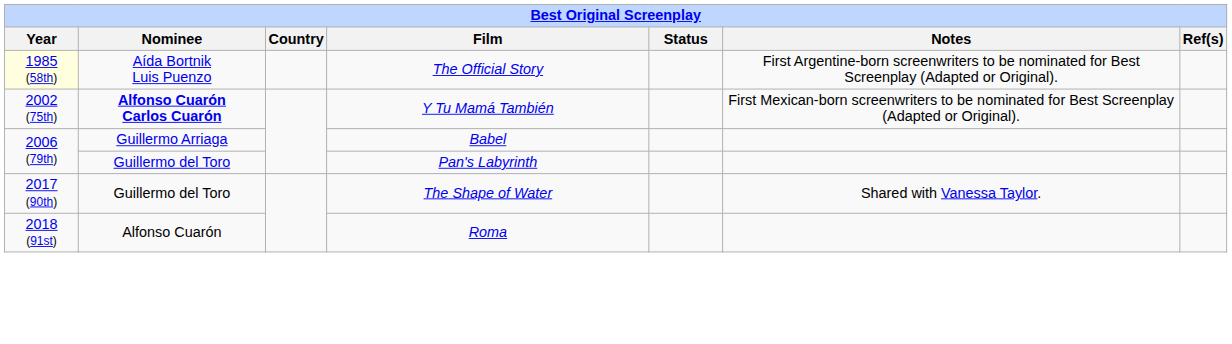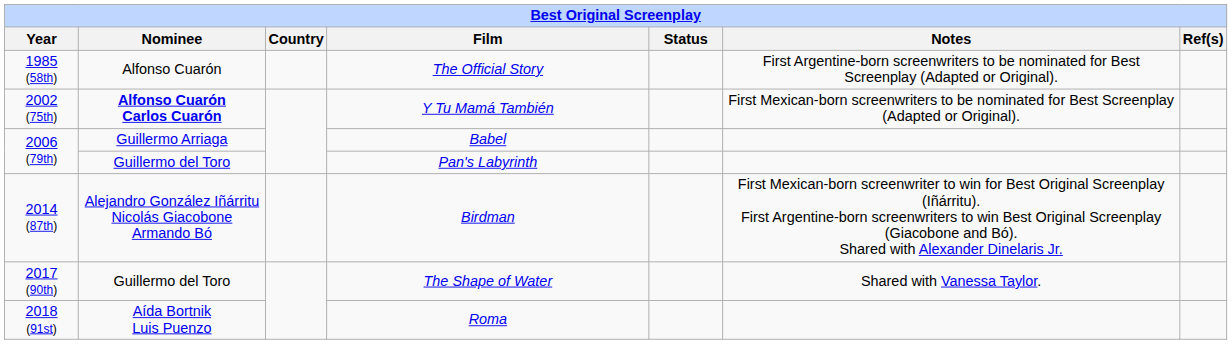(42, 69) lightyellow background -> (42, 69) no background
(172, 69) Aída Bortnik Luis Puenzo -> (172, 69) Alfonso Cuarón
+ row: (488, 217)
(172, 232) Alfonso Cuarón -> (172, 320) Aída Bortnik Luis Puenzo
